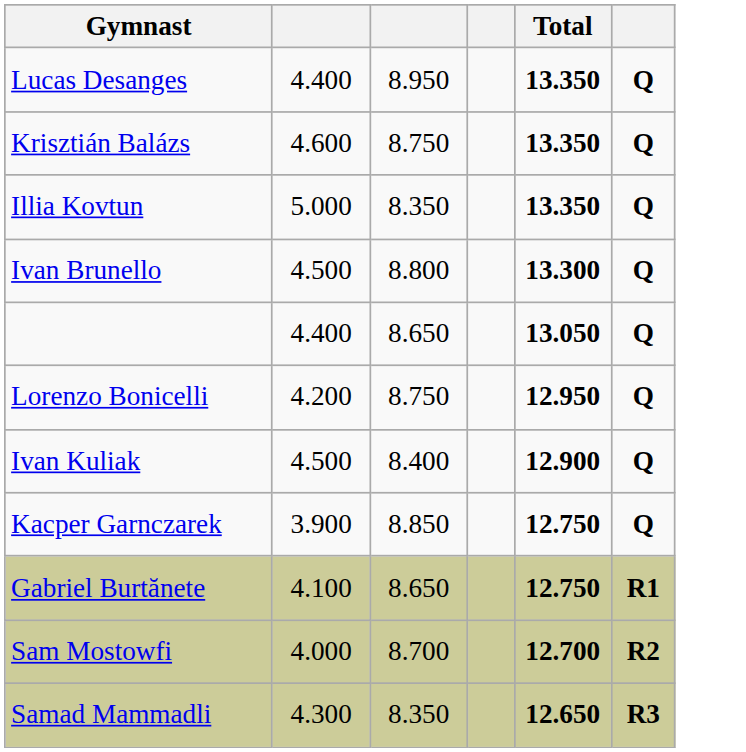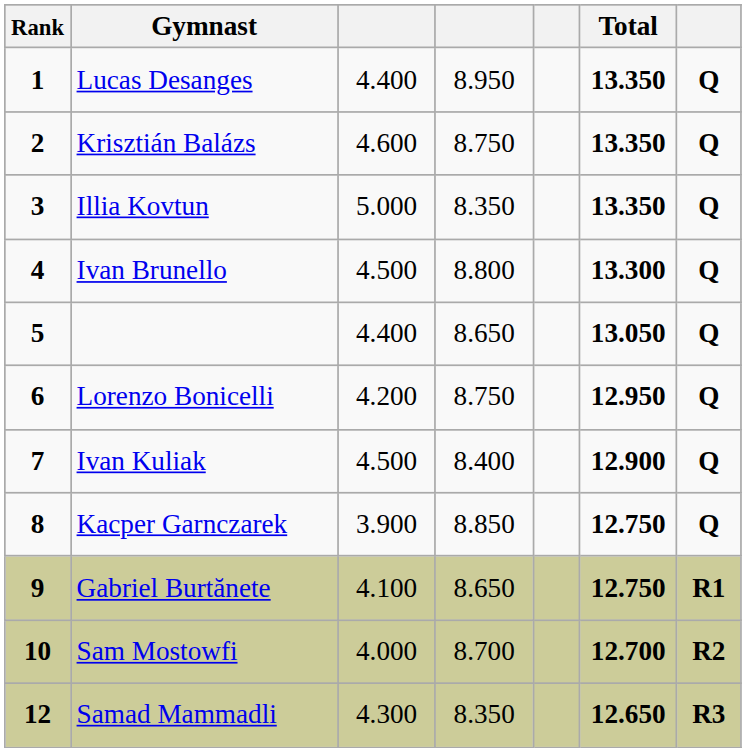+ column: (38, 27)
